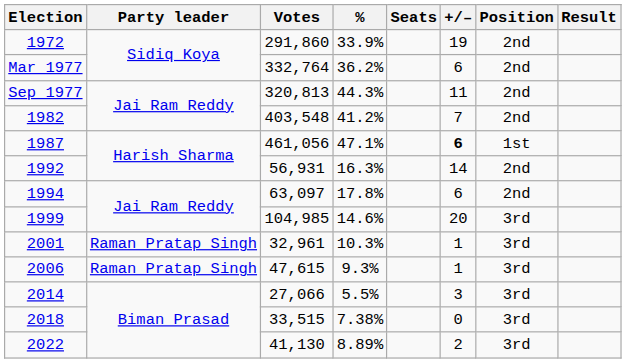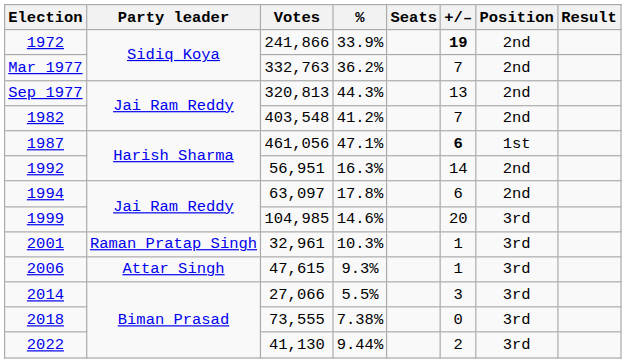(297, 42) 291,860 -> (297, 42) 241,866
(458, 42) normal -> (458, 42) bold
(297, 68) 332,764 -> (297, 68) 332,763
(458, 68) 6 -> (458, 68) 7
(458, 93) 11 -> (458, 93) 13
(297, 168) 56,931 -> (297, 168) 56,951
(173, 269) Raman Pratap Singh -> (173, 269) Attar Singh
(297, 320) 33,515 -> (297, 320) 73,555
(360, 345) 8.89% -> (360, 345) 9.44%
